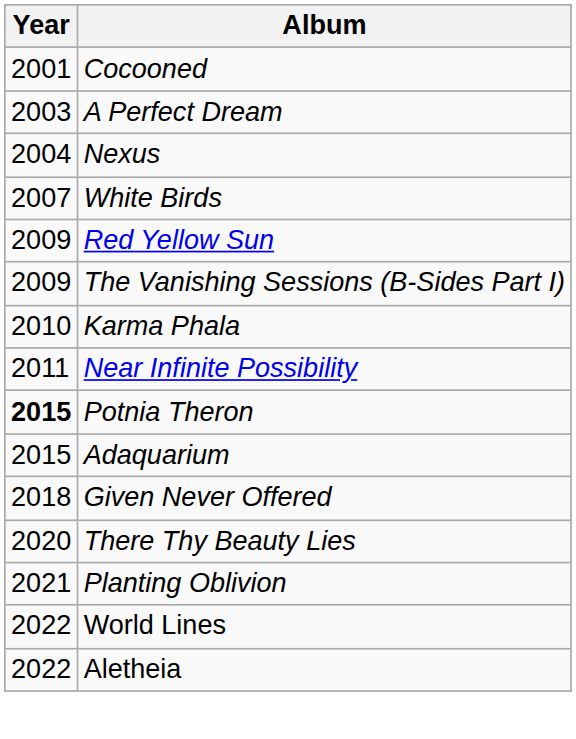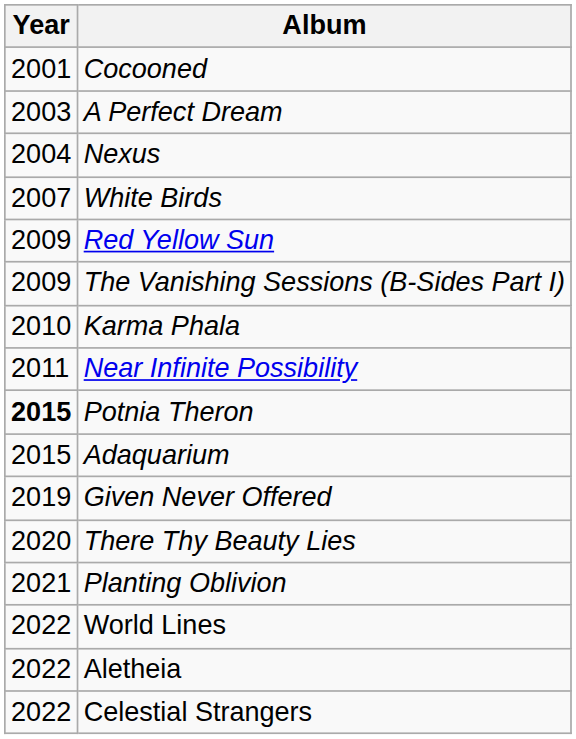(41, 497) 2018 -> (41, 497) 2019
+ row: (198, 712)
